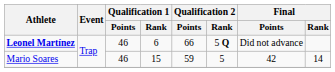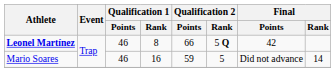(156, 43) 6 -> (156, 43) 8
(271, 43) Did not advance -> (271, 43) 42
(156, 59) 15 -> (156, 59) 16
(271, 59) 42 -> (271, 59) Did not advance
